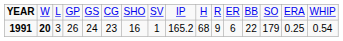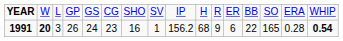(181, 28) 165.2 -> (181, 28) 156.2
(271, 28) 179 -> (271, 28) 165
(294, 28) 0.25 -> (294, 28) 0.28
(323, 28) normal -> (323, 28) bold
